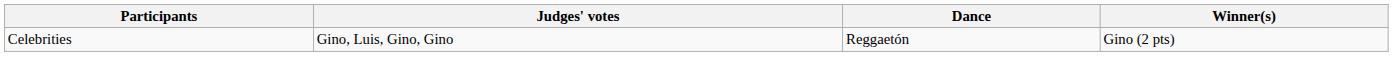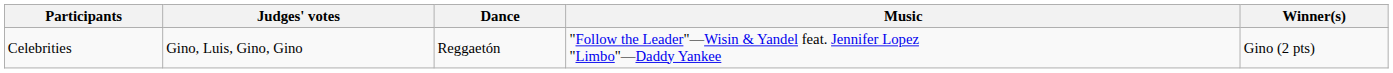+ column: (903, 16)
